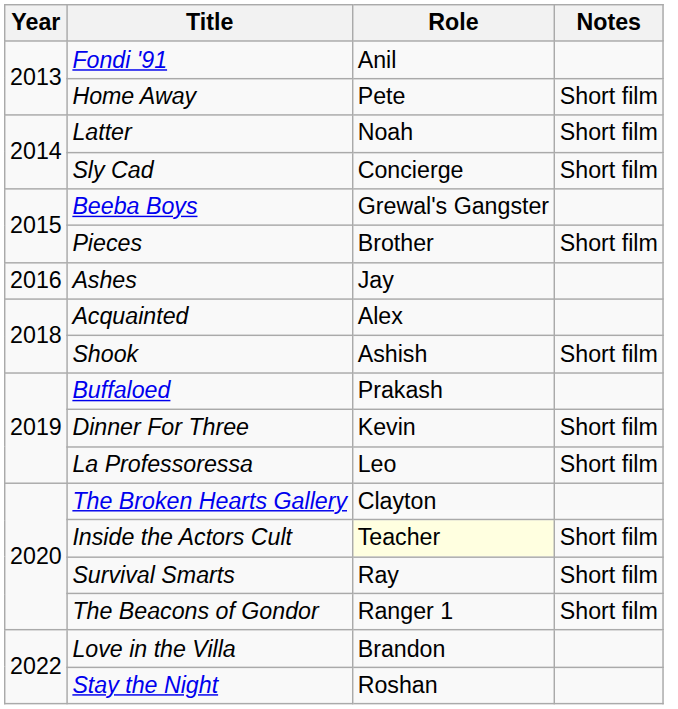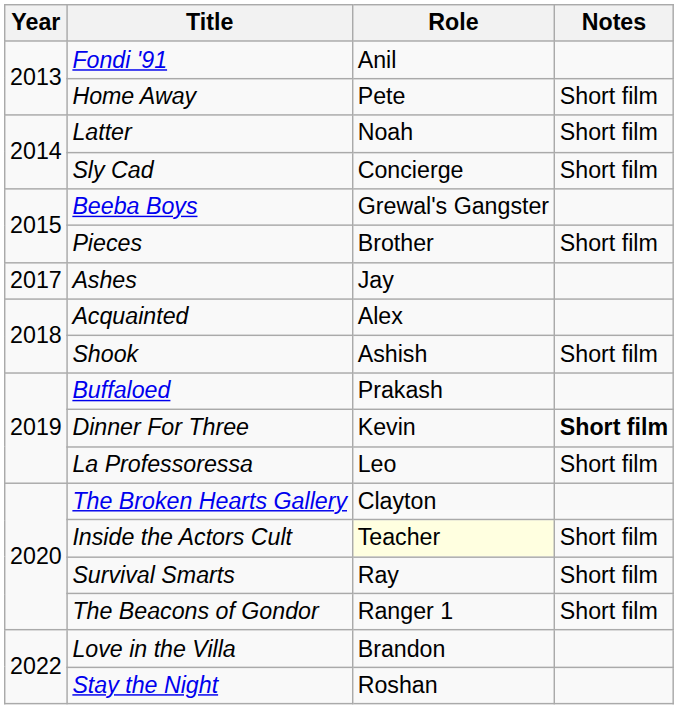(36, 280) 2016 -> (36, 280) 2017
(609, 427) normal -> (614, 427) bold
